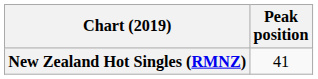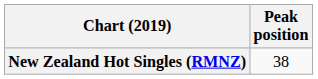(281, 61) 41 -> (281, 61) 38
